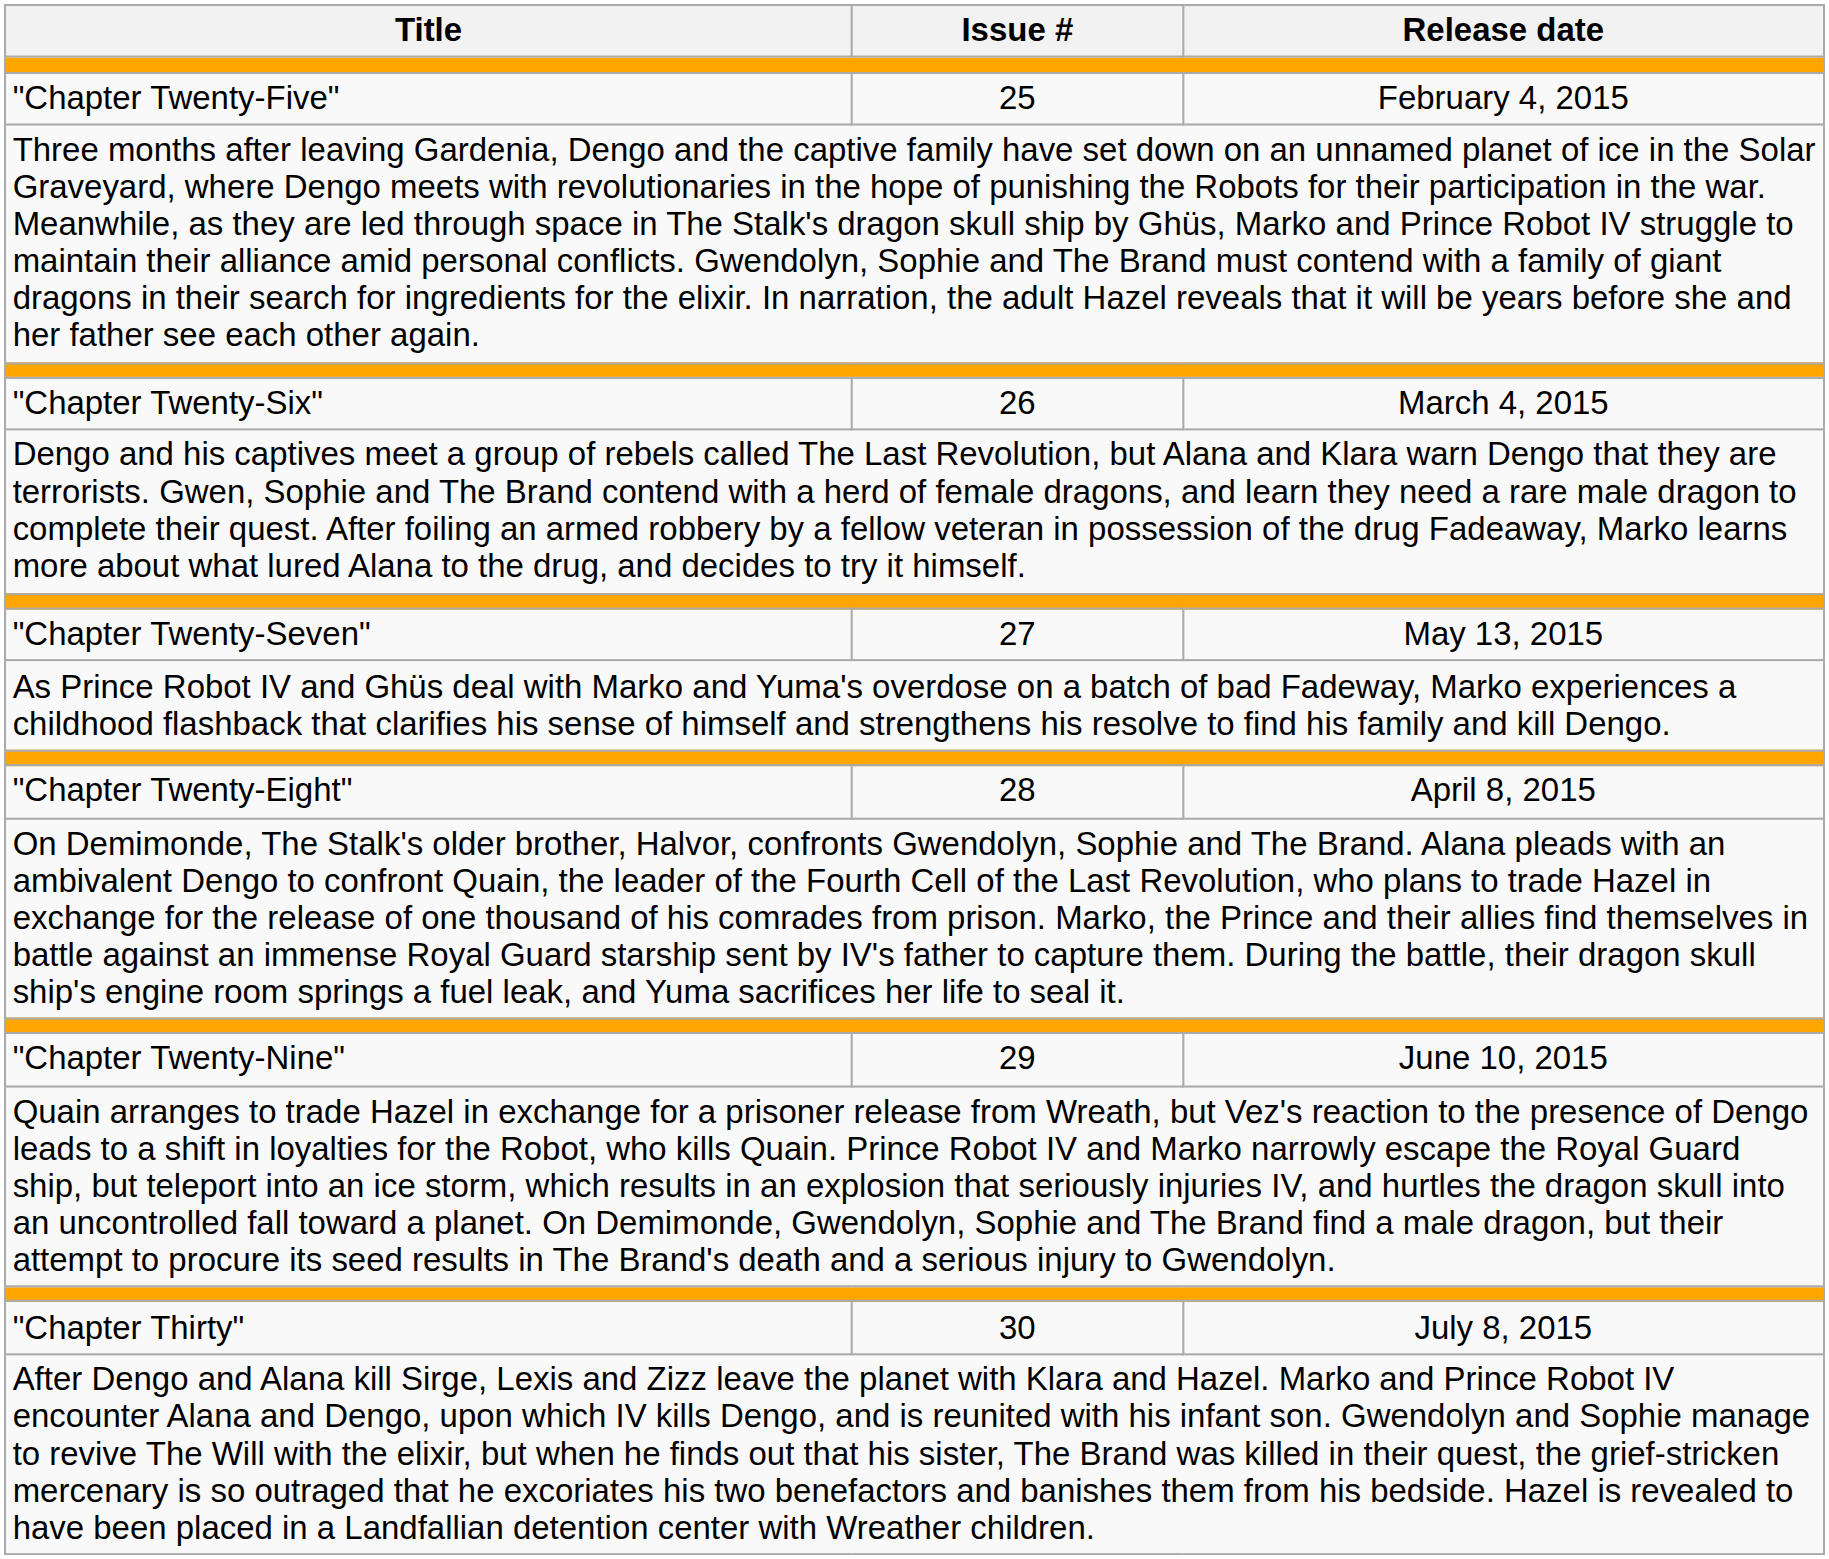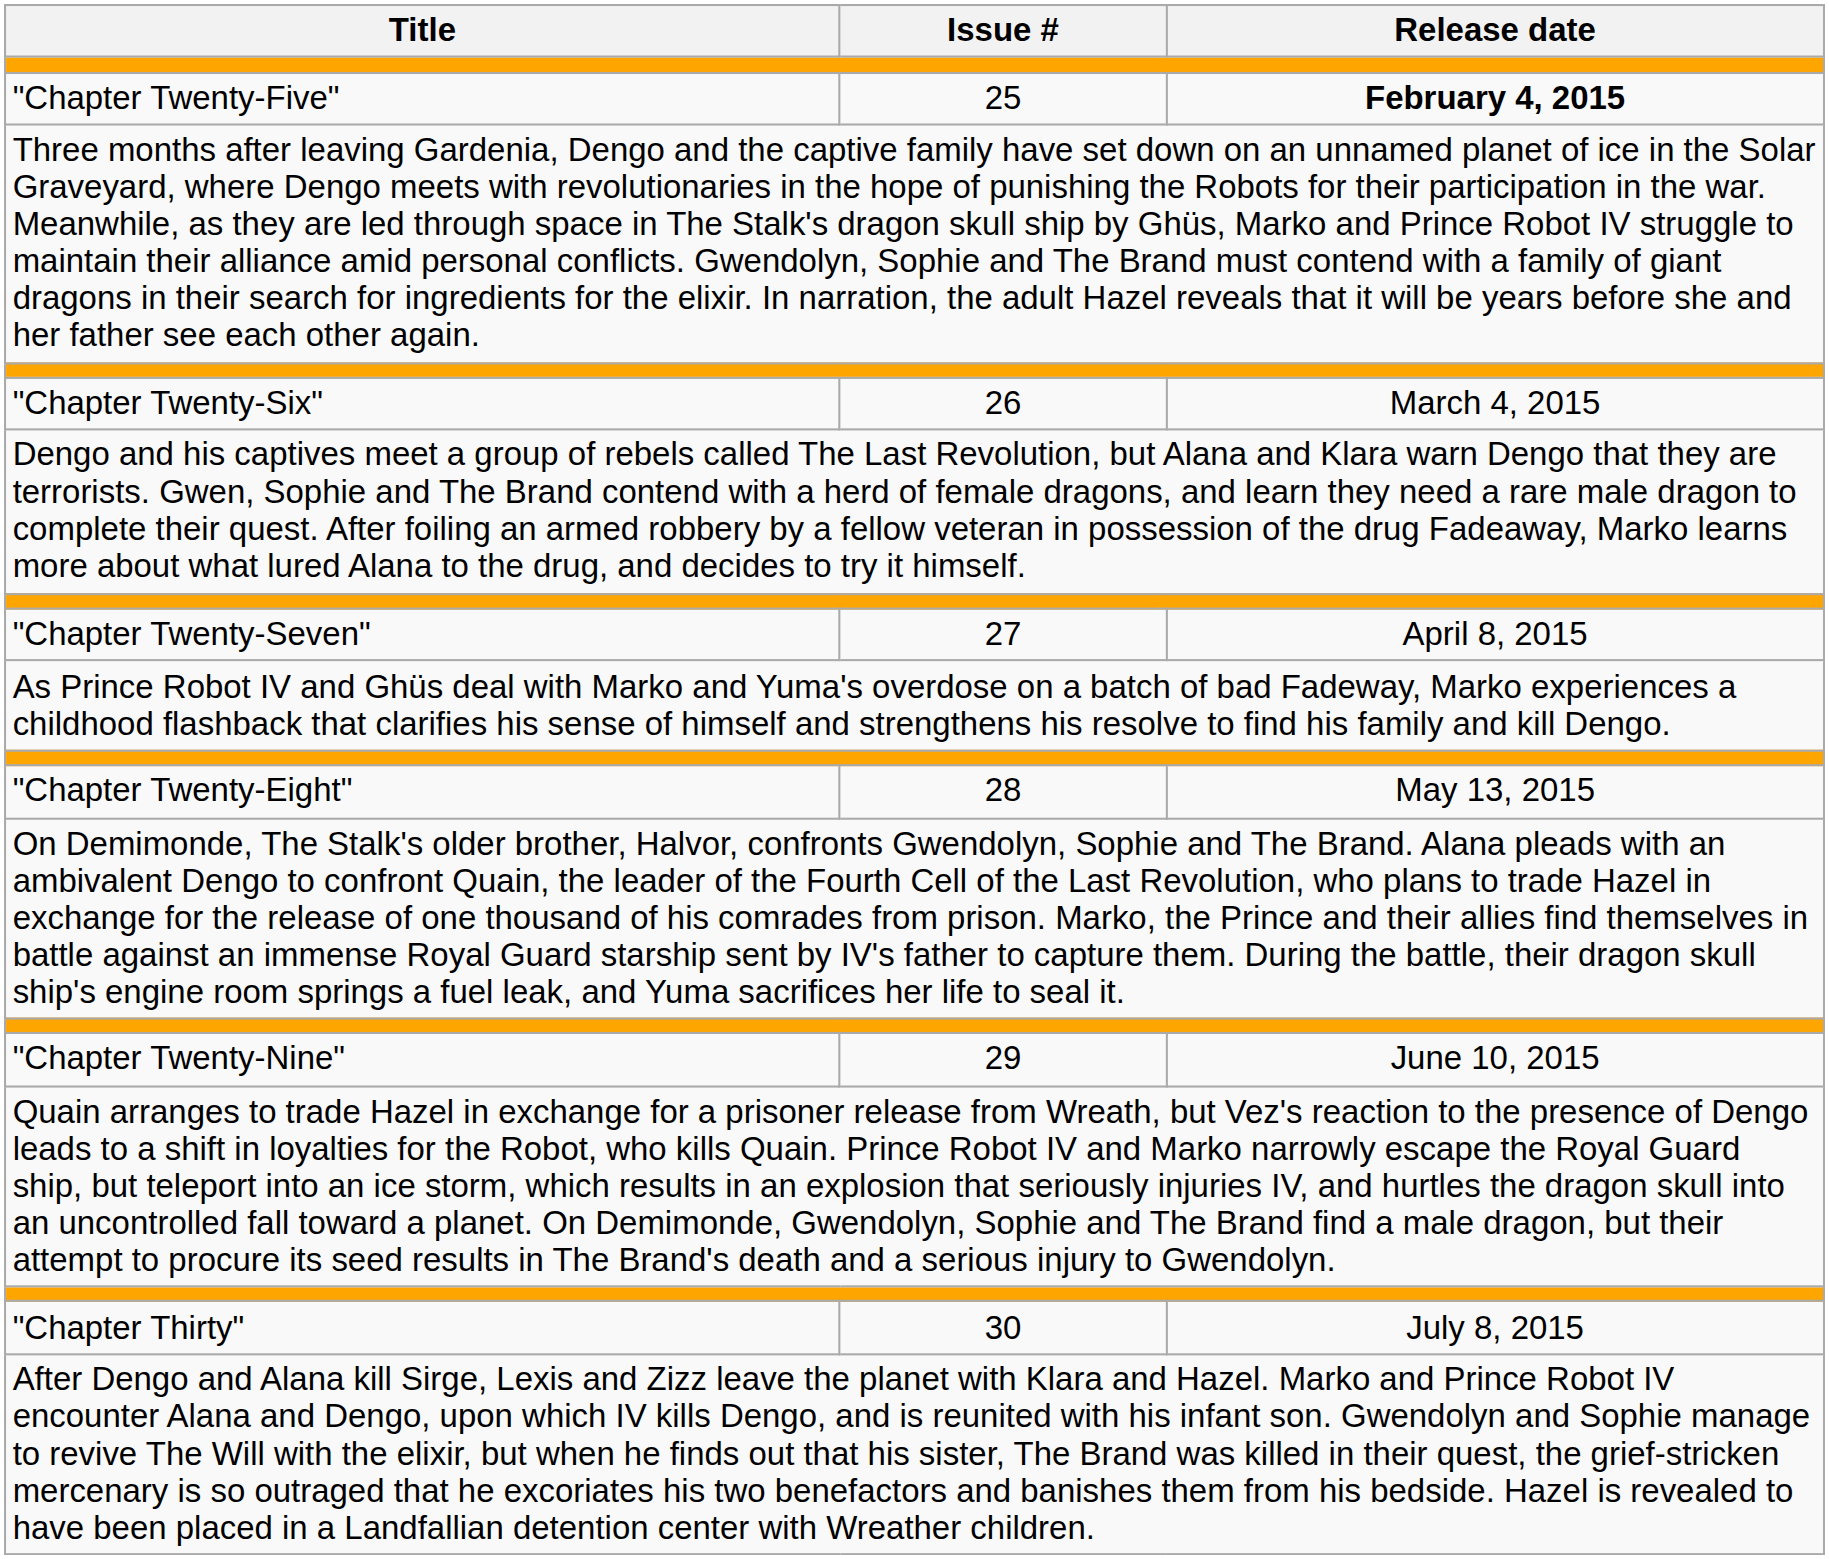(1503, 98) normal -> (1495, 98) bold
(1503, 634) May 13, 2015 -> (1495, 634) April 8, 2015
(1503, 791) April 8, 2015 -> (1495, 791) May 13, 2015
